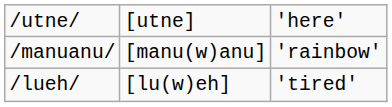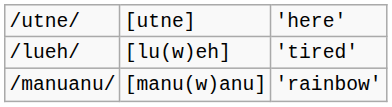rows swapped: (45, 85) <-> (62, 53)
